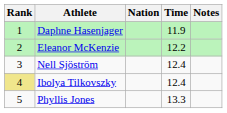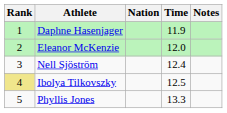(176, 47) 12.2 -> (176, 47) 12.0
(176, 82) 12.4 -> (176, 82) 12.5
